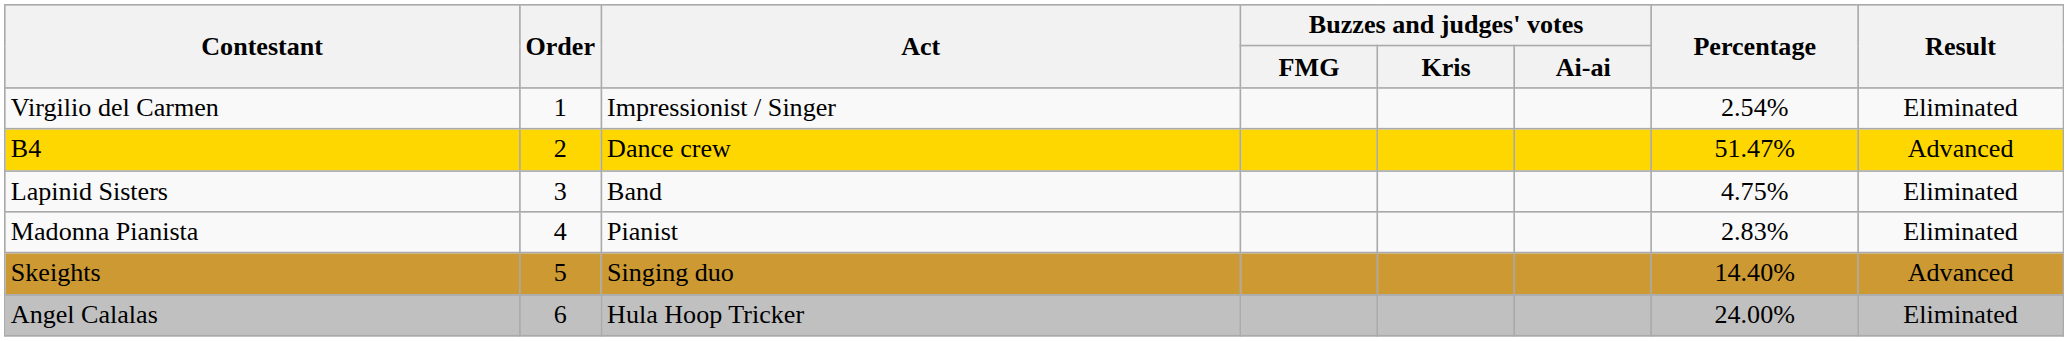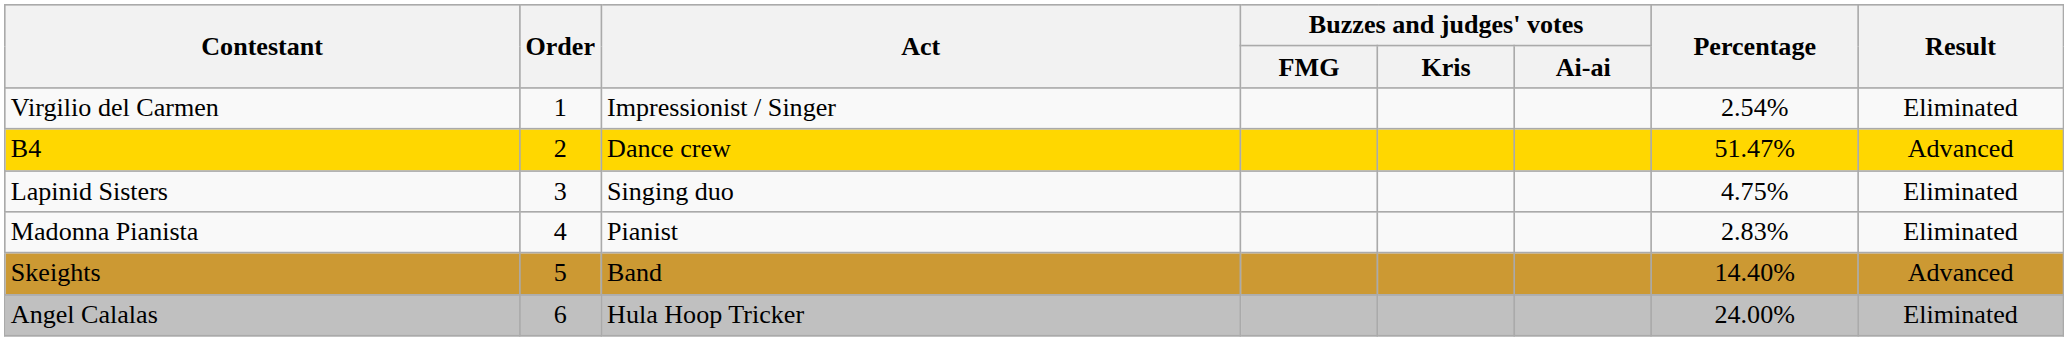(635, 190) Band -> (670, 190) Singing duo
(670, 273) Singing duo -> (635, 273) Band
